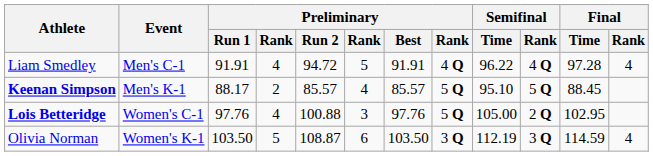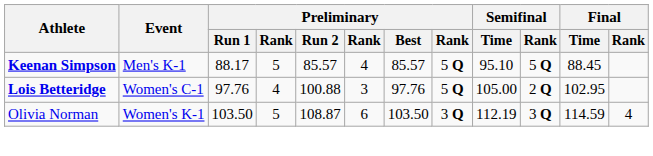- row: (52, 65)
(276, 90) 2 -> (276, 65) 5
